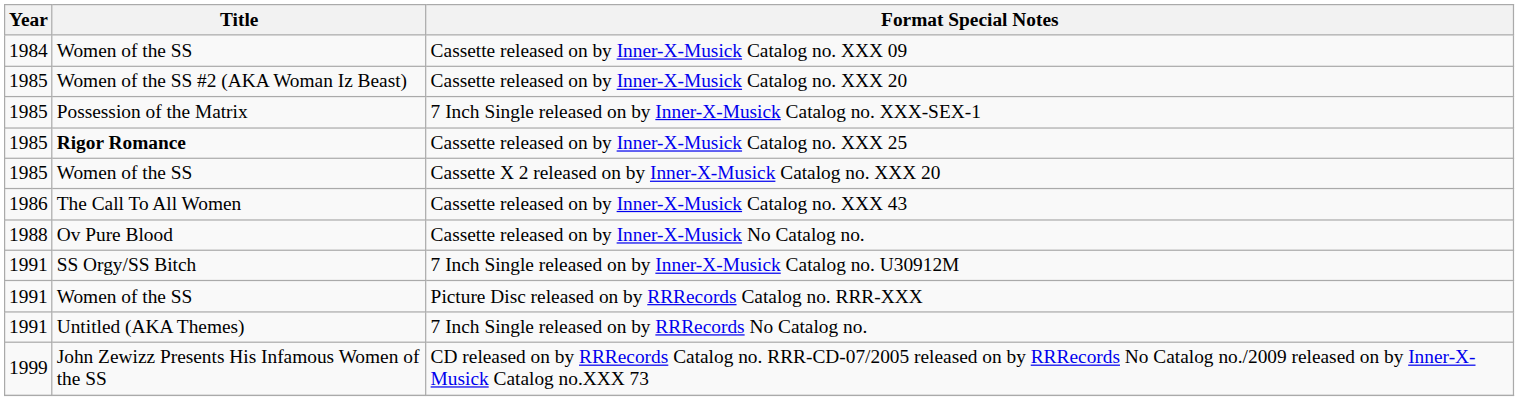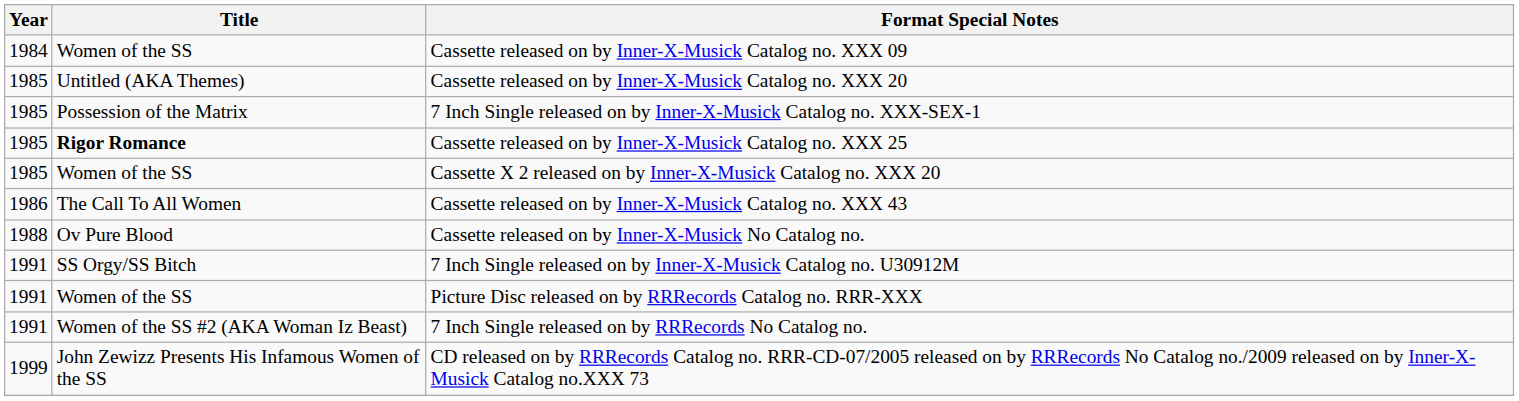(232, 81) Women of the SS #2 (AKA Woman Iz Beast) -> (151, 81) Untitled (AKA Themes)
(151, 326) Untitled (AKA Themes) -> (232, 326) Women of the SS #2 (AKA Woman Iz Beast)
